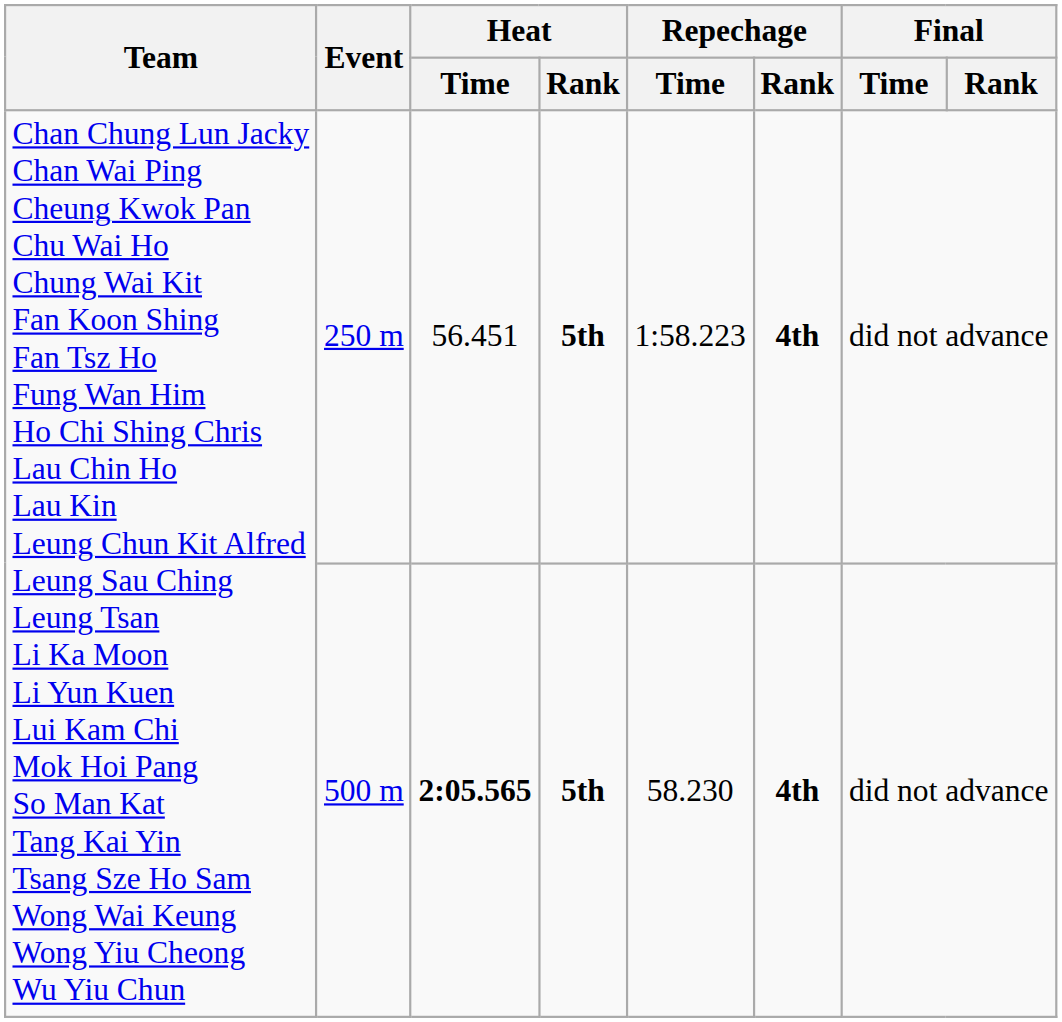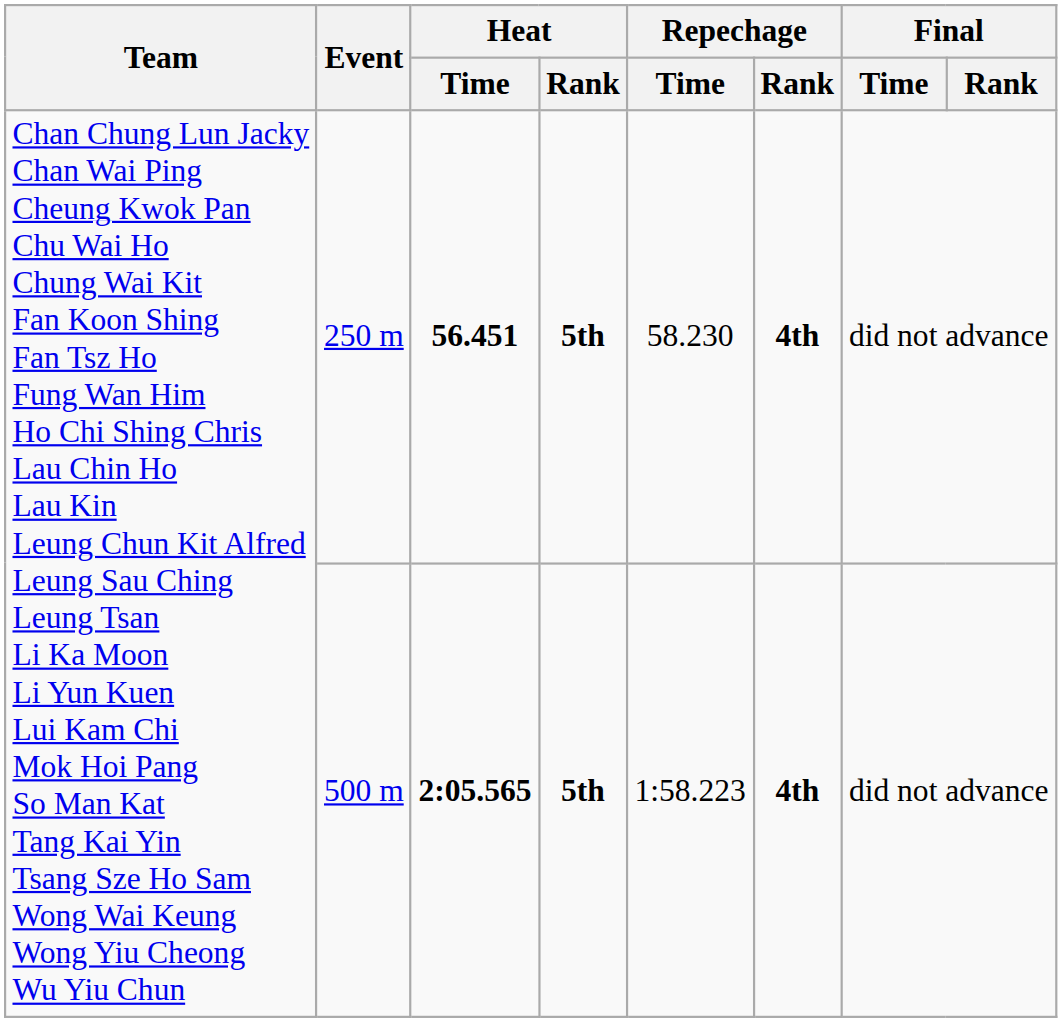(475, 335) normal -> (475, 335) bold
(690, 335) 1:58.223 -> (690, 335) 58.230
(690, 790) 58.230 -> (690, 790) 1:58.223
